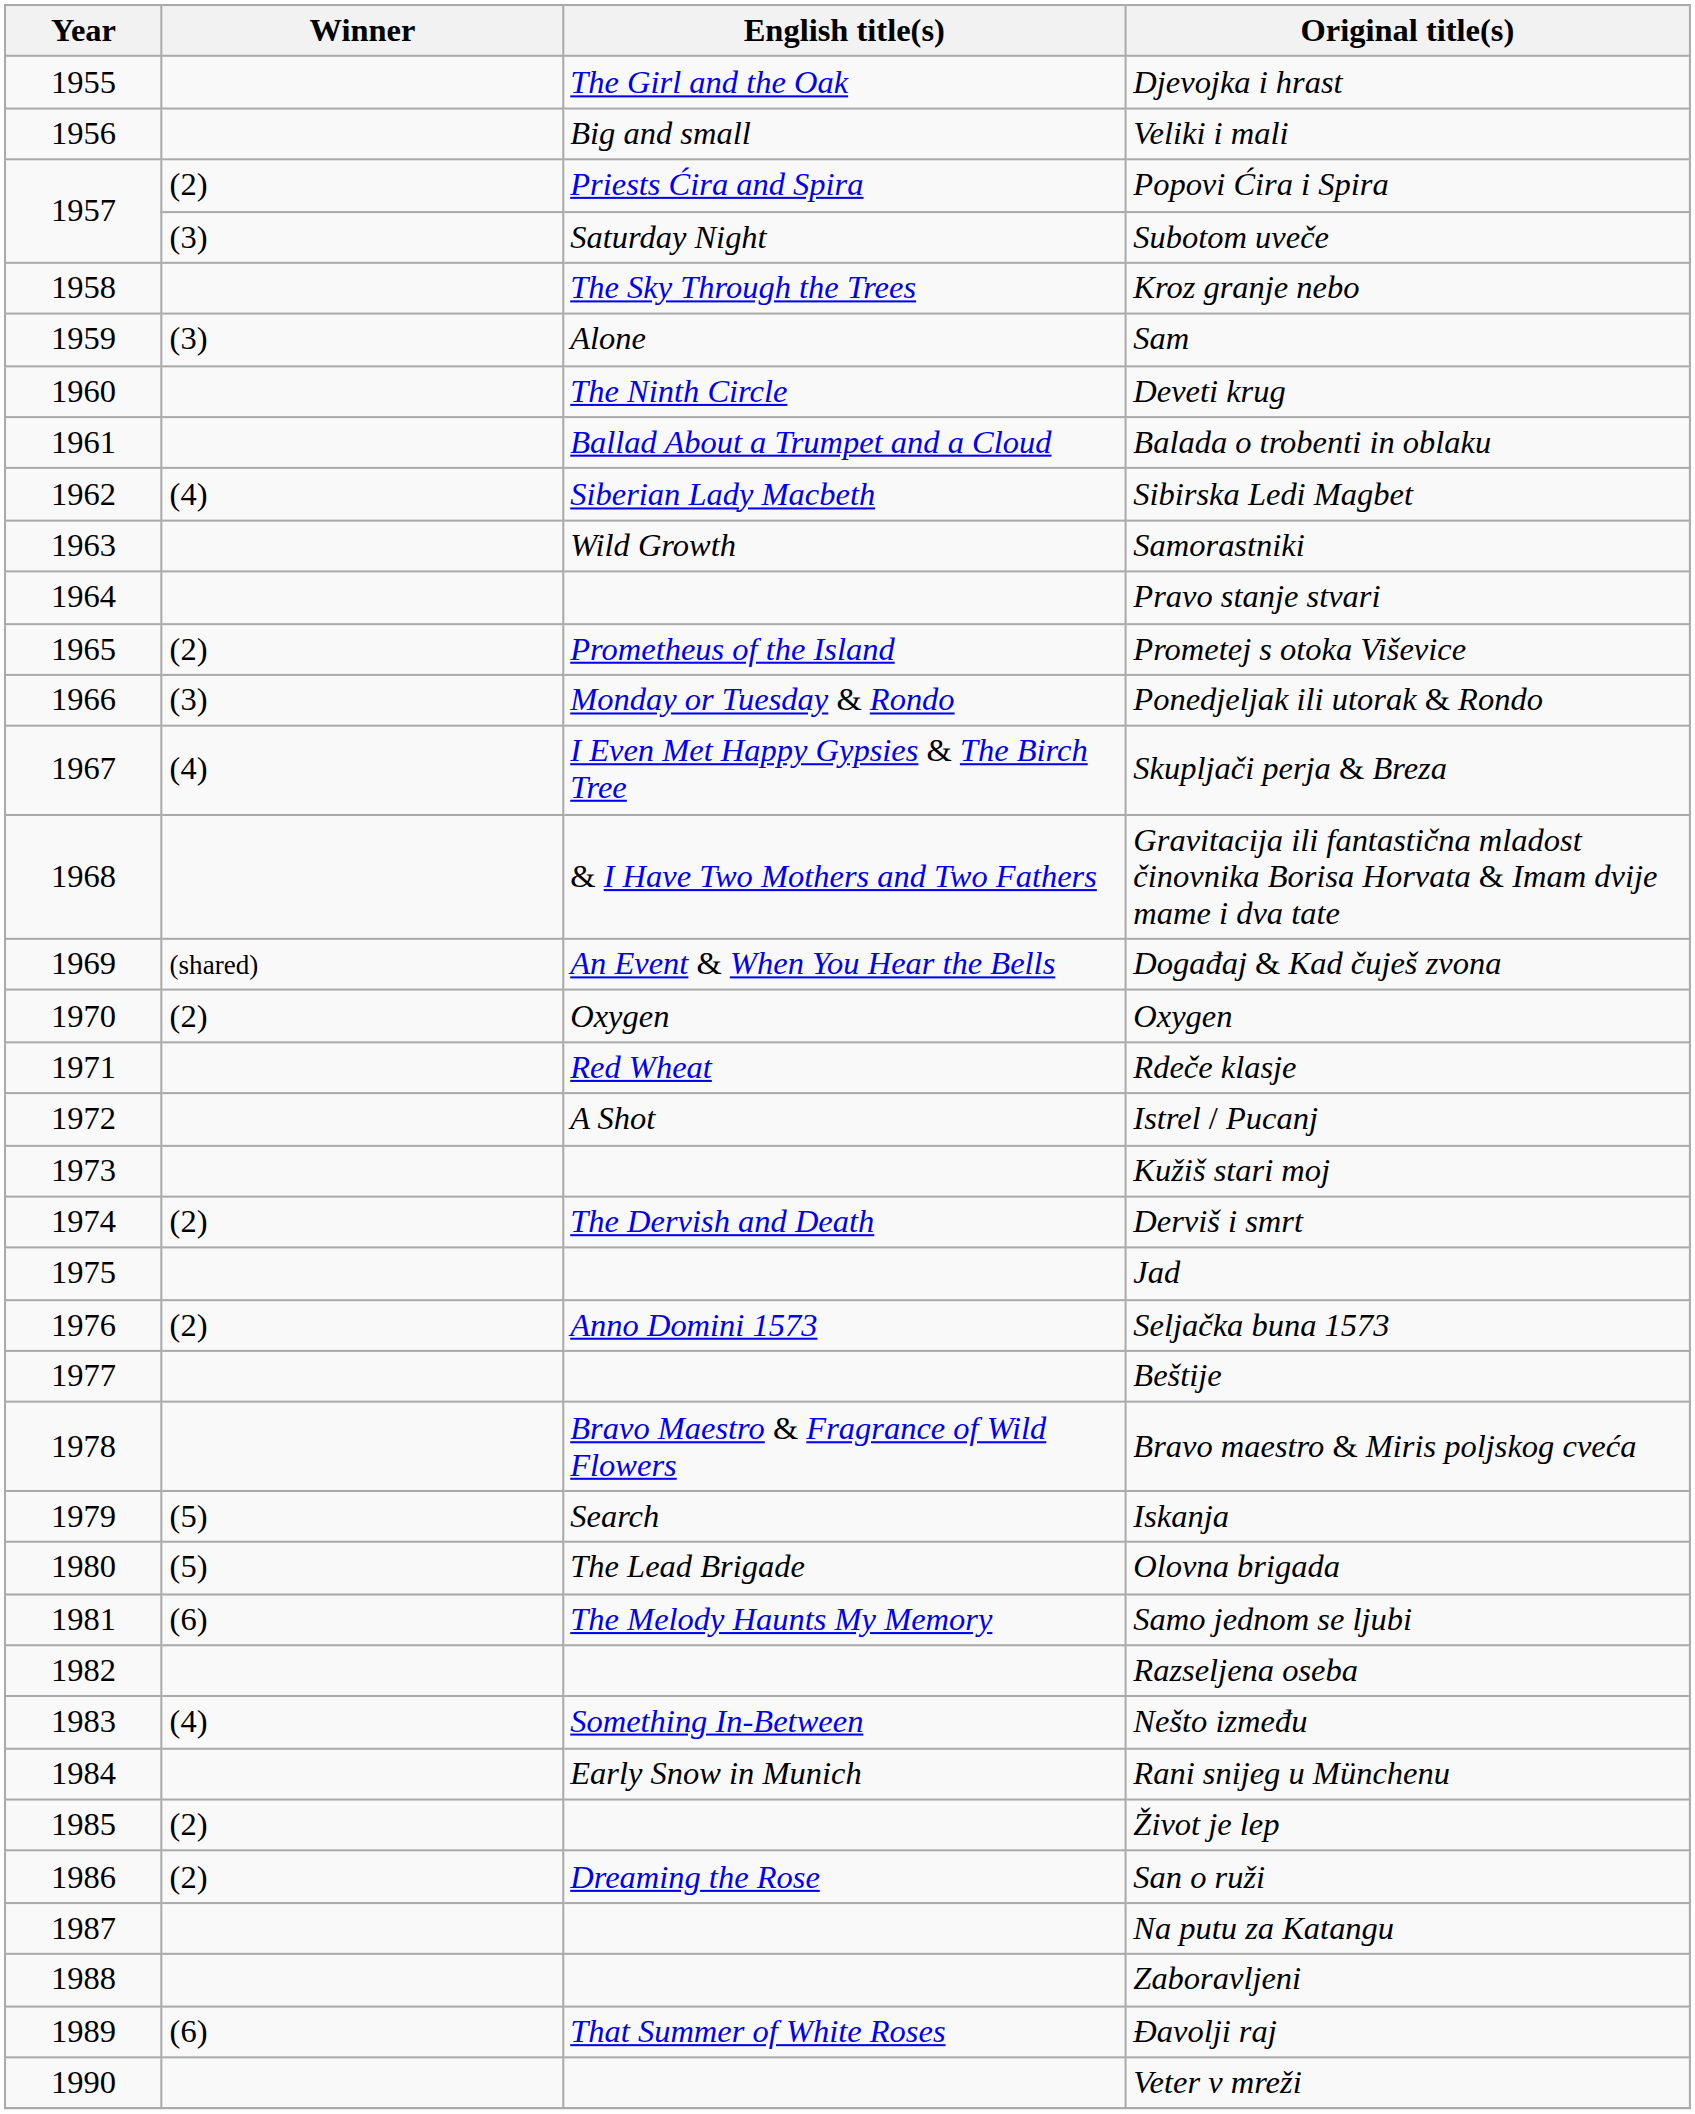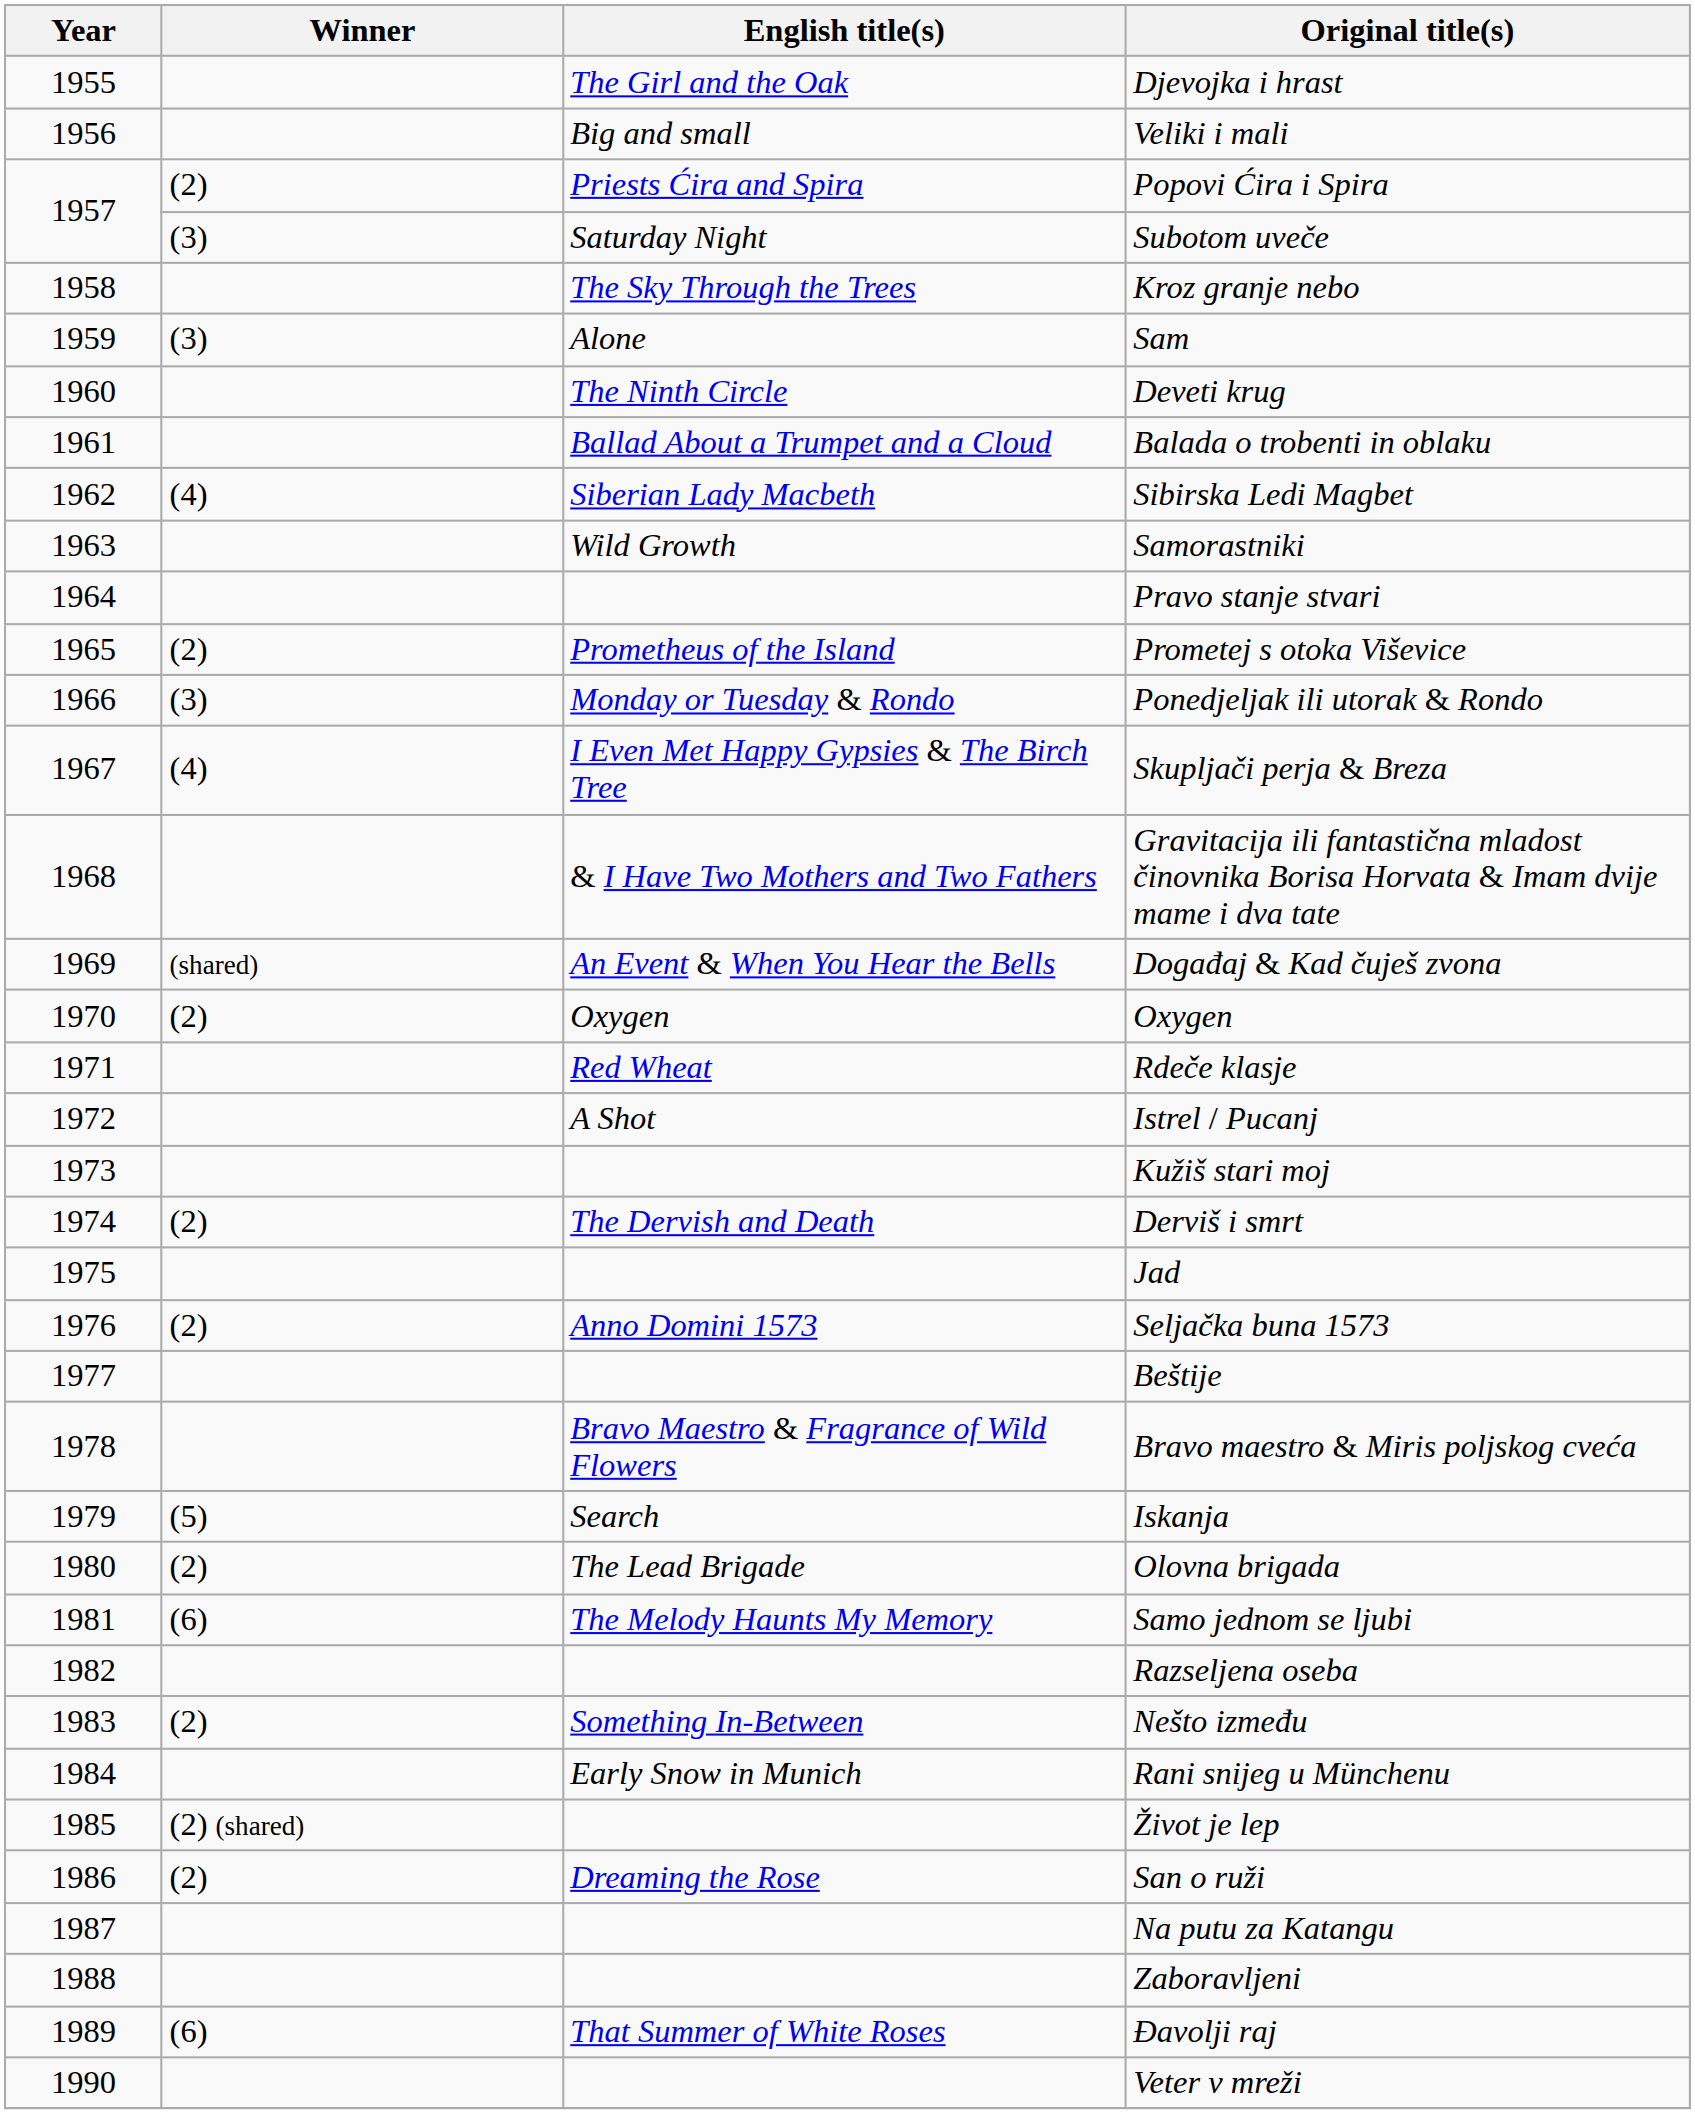(189, 1567) (5) -> (189, 1567) (2)
(189, 1721) (4) -> (189, 1721) (2)
(189, 1824) (2) -> (237, 1824) (2) (shared)
